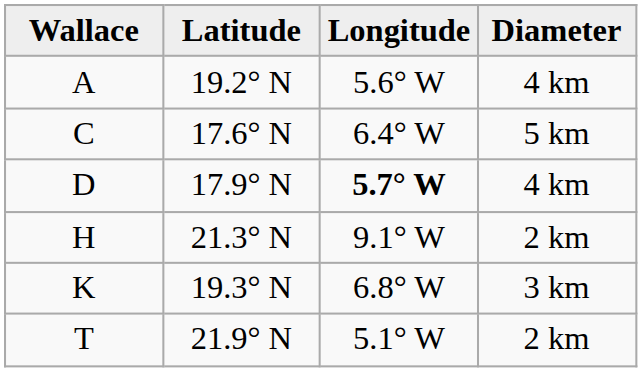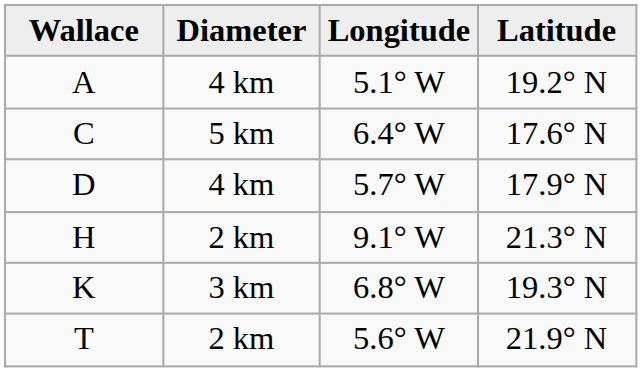columns swapped: (241, 30) <-> (557, 30)
(399, 81) 5.6° W -> (399, 81) 5.1° W
(399, 184) bold -> (399, 184) normal
(399, 339) 5.1° W -> (399, 339) 5.6° W
